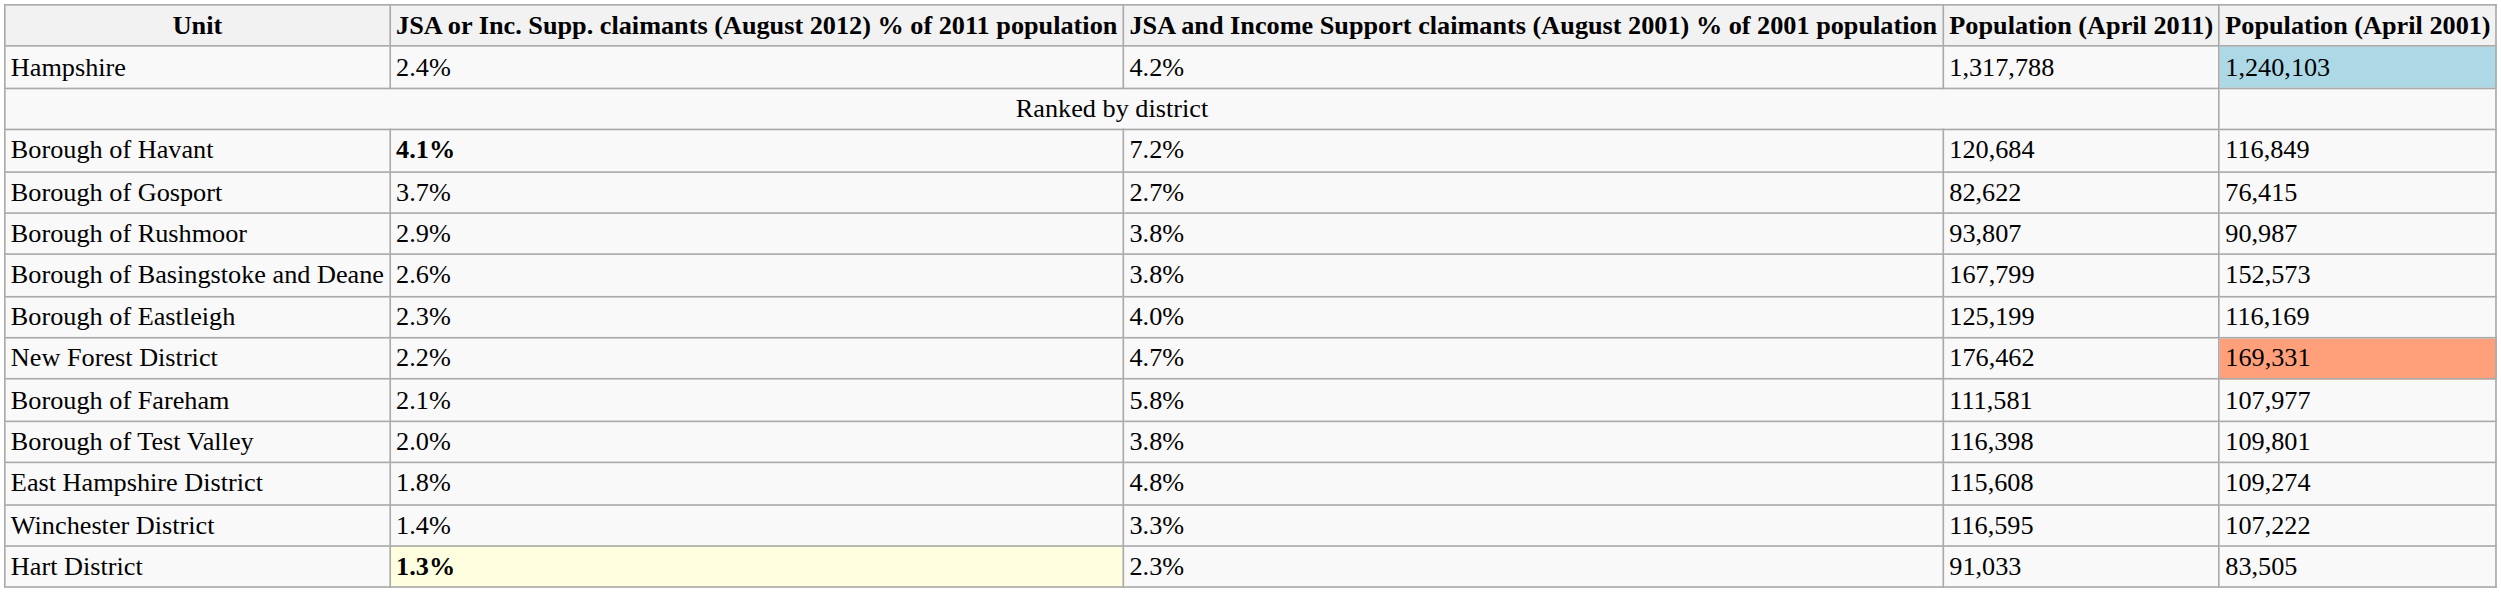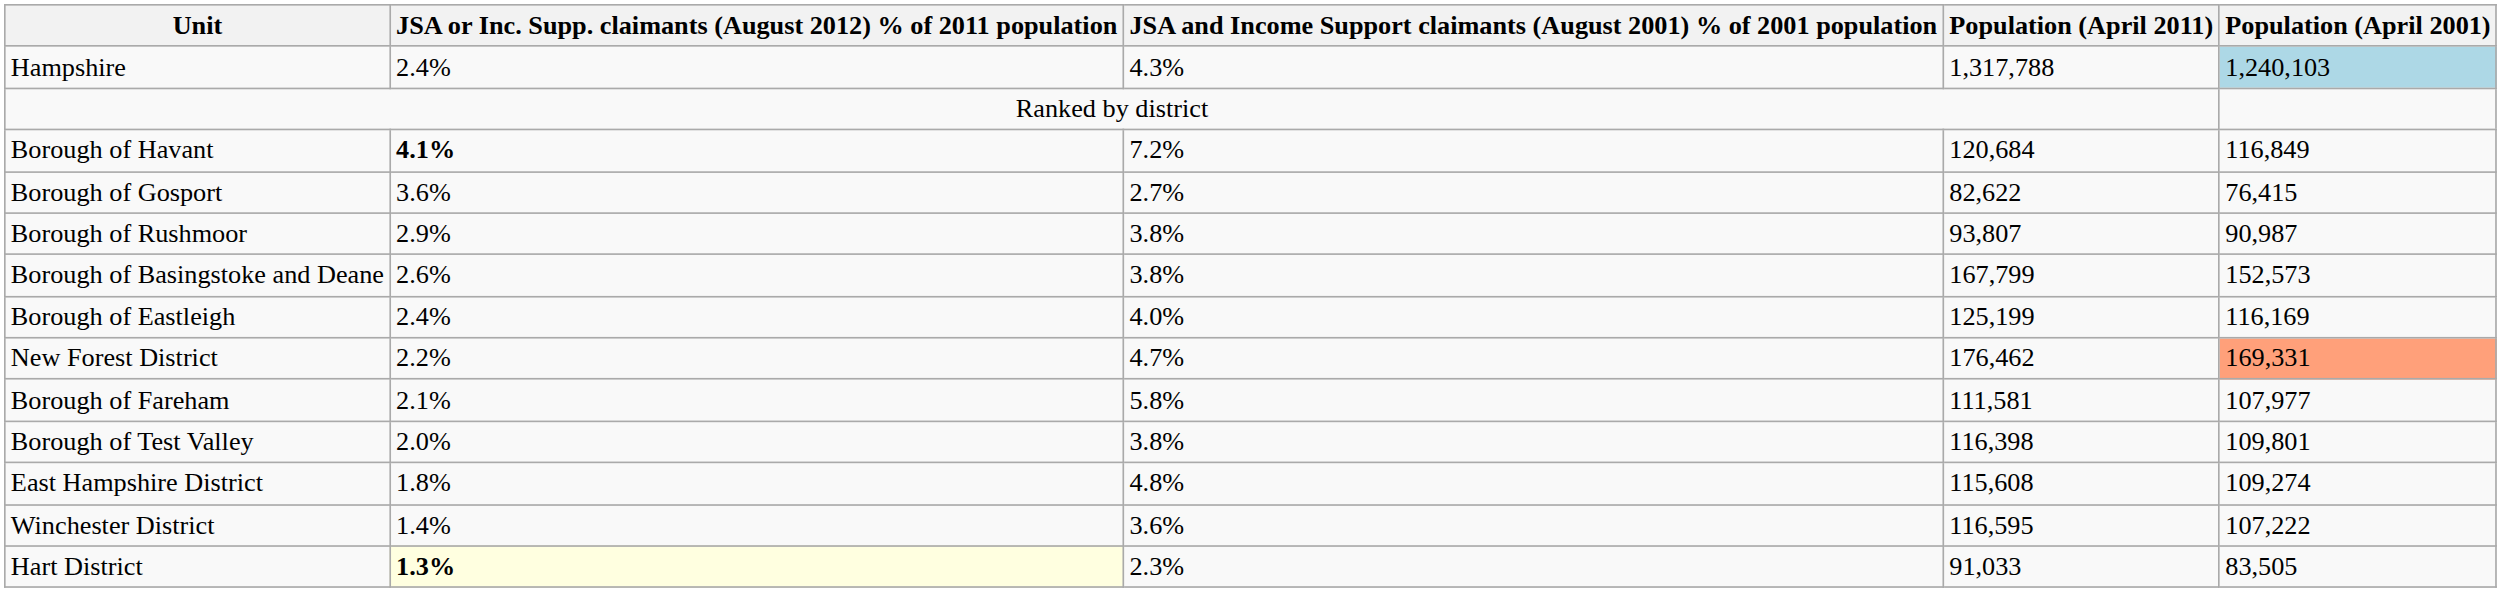(1157, 66) 4.2% -> (1157, 66) 4.3%
(423, 191) 3.7% -> (423, 191) 3.6%
(423, 316) 2.3% -> (423, 316) 2.4%
(1157, 524) 3.3% -> (1157, 524) 3.6%
